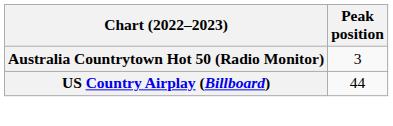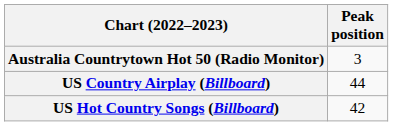+ row: (166, 108)
